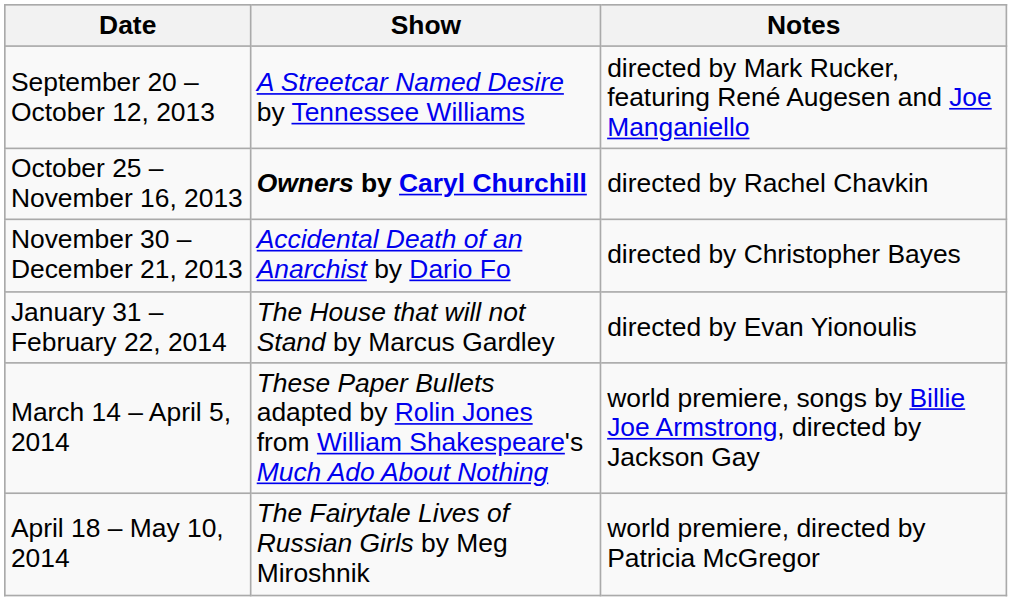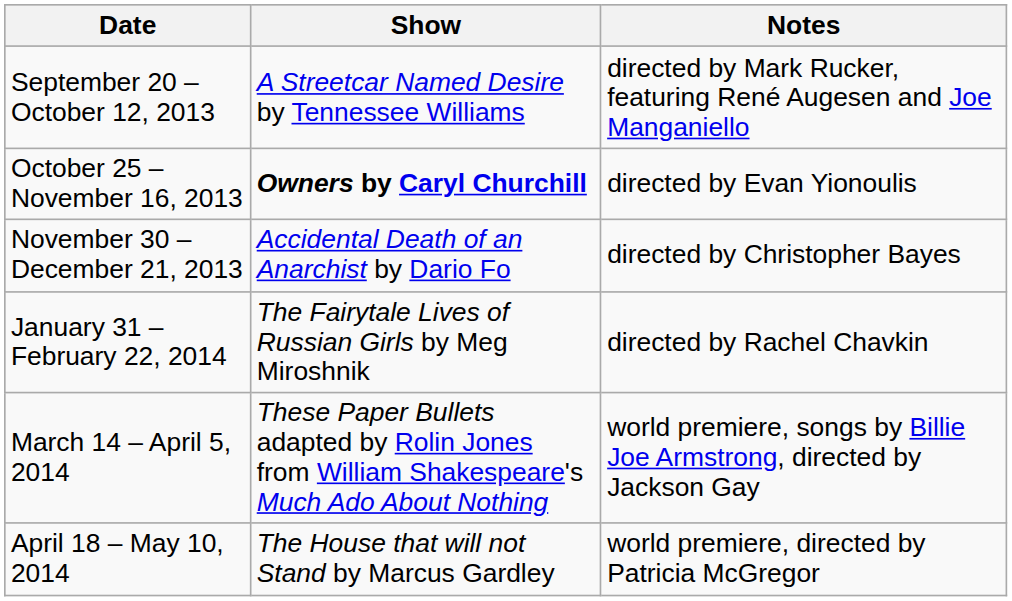(768, 183) directed by Rachel Chavkin -> (762, 183) directed by Evan Yionoulis
(406, 326) The House that will not Stand by Marcus Gardley -> (383, 341) The Fairytale Lives of Russian Girls by Meg Miroshnik
(762, 326) directed by Evan Yionoulis -> (768, 341) directed by Rachel Chavkin
(383, 543) The Fairytale Lives of Russian Girls by Meg Miroshnik -> (406, 558) The House that will not Stand by Marcus Gardley
